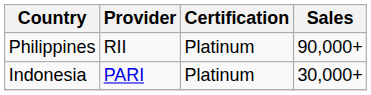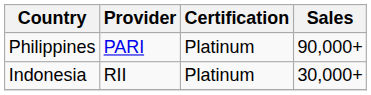(115, 47) RII -> (124, 47) PARI
(124, 75) PARI -> (115, 75) RII
